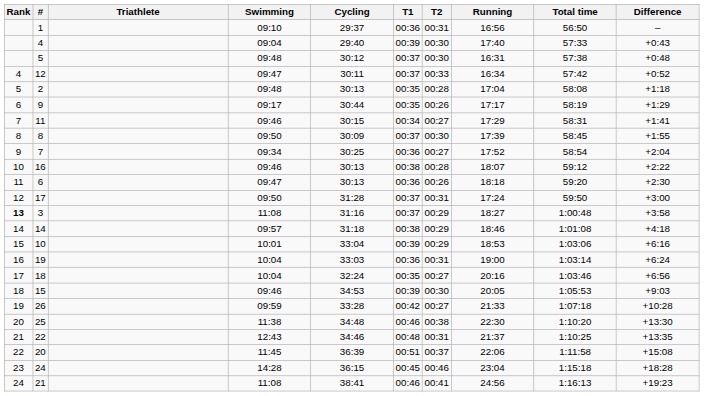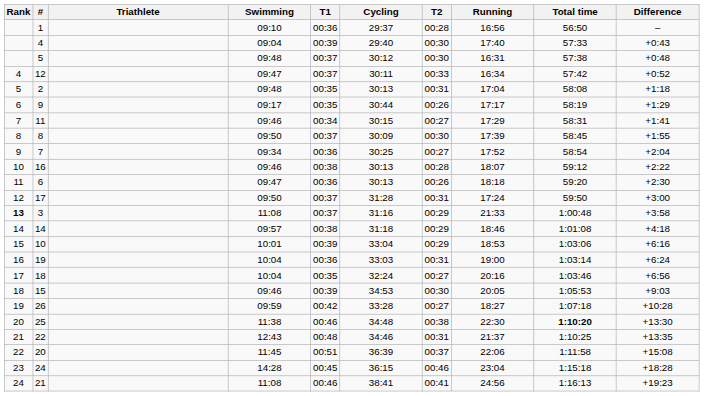columns swapped: (408, 12) <-> (352, 12)
(437, 27) 00:31 -> (437, 27) 00:28
(437, 89) 00:28 -> (437, 89) 00:31
(493, 213) 18:27 -> (493, 213) 21:33
(493, 306) 21:33 -> (493, 306) 18:27
(575, 321) normal -> (575, 321) bold
